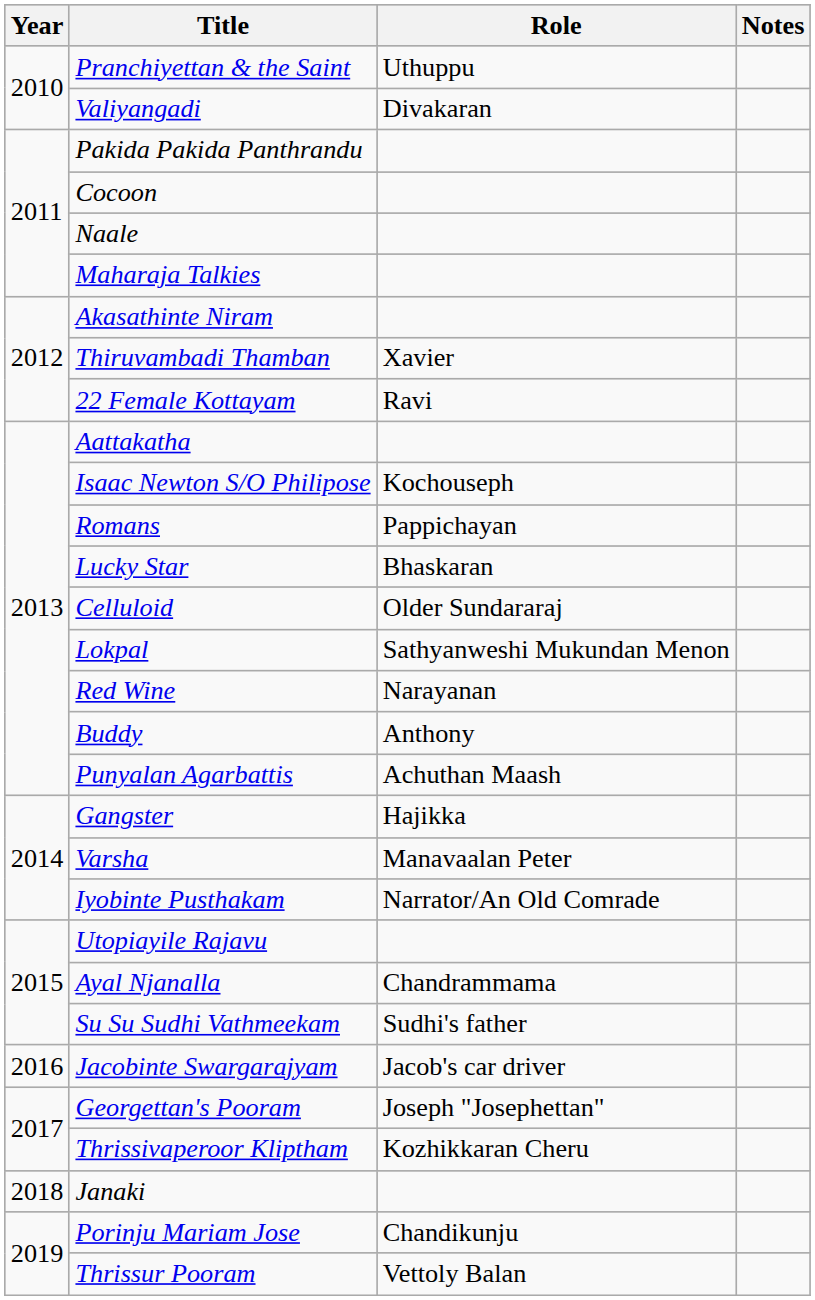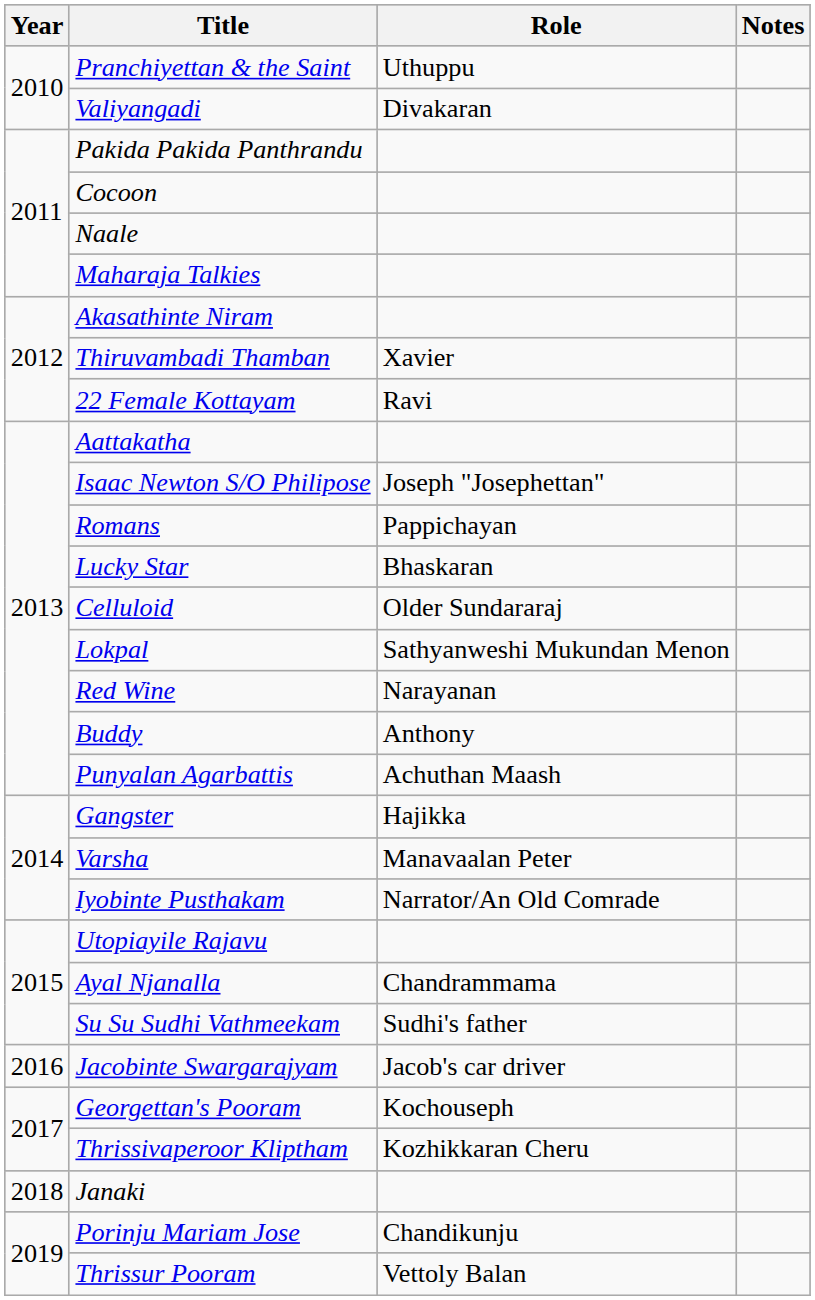(448, 483) Kochouseph -> (494, 483) Joseph "Josephettan"
(494, 1107) Joseph "Josephettan" -> (448, 1107) Kochouseph
